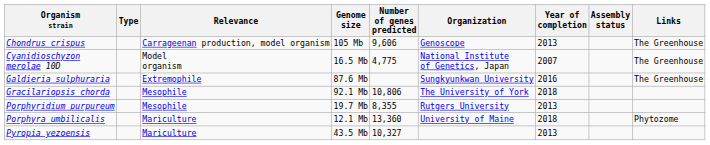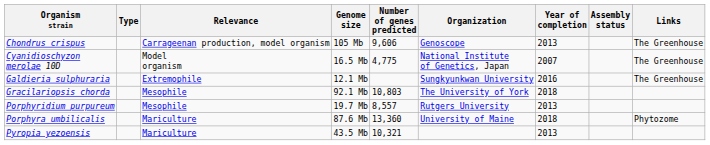(351, 79) 87.6 Mb -> (351, 79) 12.1 Mb
(387, 93) 10,806 -> (387, 93) 10,803
(384, 106) 8,355 -> (384, 106) 8,557
(351, 119) 12.1 Mb -> (351, 119) 87.6 Mb
(387, 133) 10,327 -> (387, 133) 10,321
